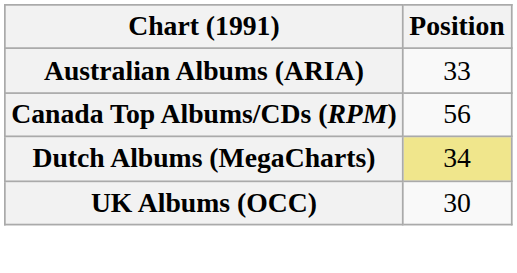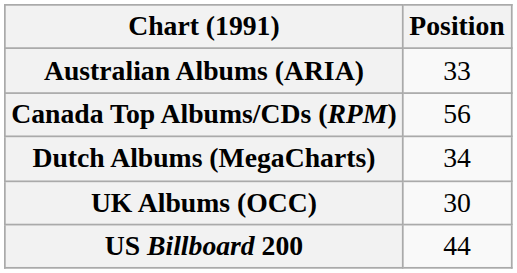(457, 158) khaki background -> (457, 158) no background
+ row: (204, 245)
